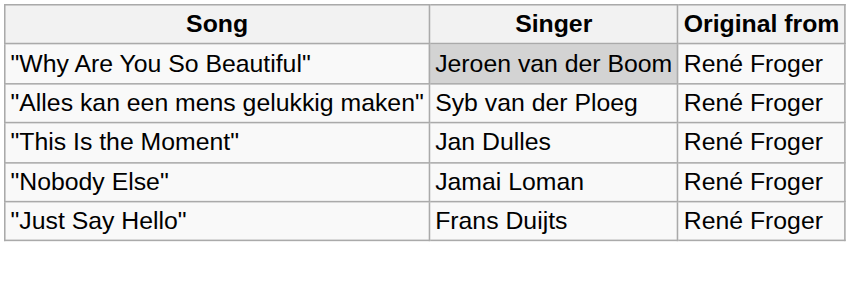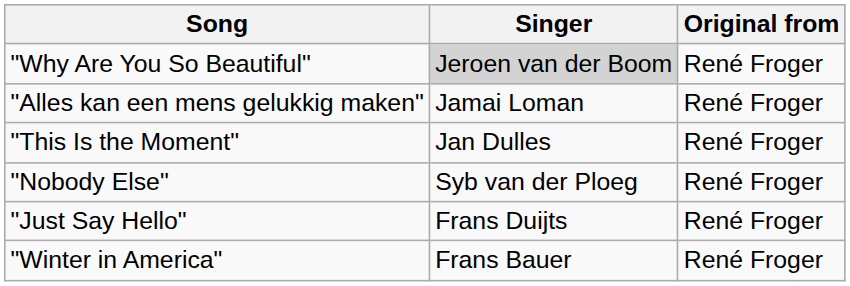(536, 102) Syb van der Ploeg -> (510, 102) Jamai Loman
(510, 181) Jamai Loman -> (536, 181) Syb van der Ploeg
+ row: (116, 260)
